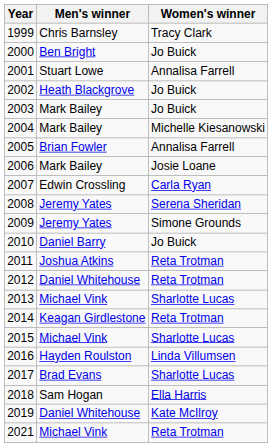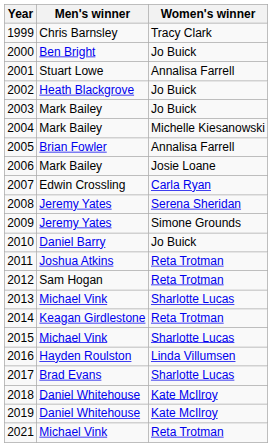(90, 280) Daniel Whitehouse -> (71, 280) Sam Hogan
(71, 394) Sam Hogan -> (90, 394) Daniel Whitehouse
(179, 394) Ella Harris -> (184, 394) Kate McIlroy
